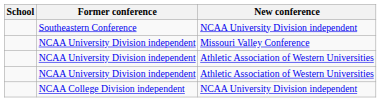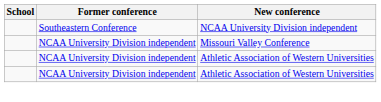- row: (112, 89)
